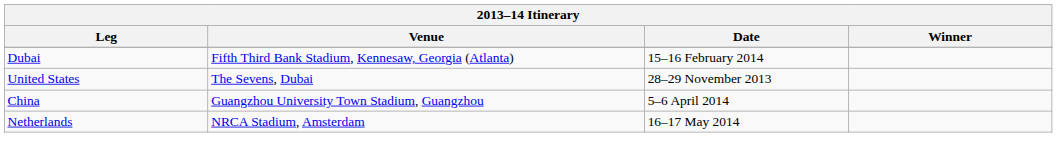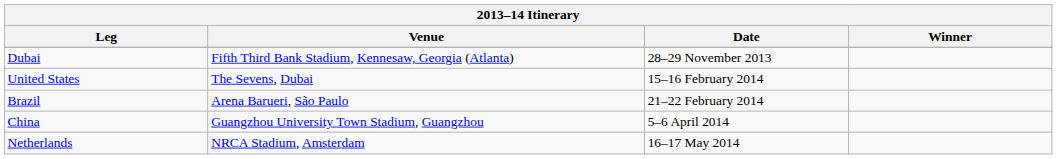(705, 57) 15–16 February 2014 -> (710, 57) 28–29 November 2013
(710, 79) 28–29 November 2013 -> (705, 79) 15–16 February 2014
+ row: (24, 100)
